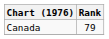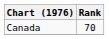(90, 27) 79 -> (90, 27) 70
